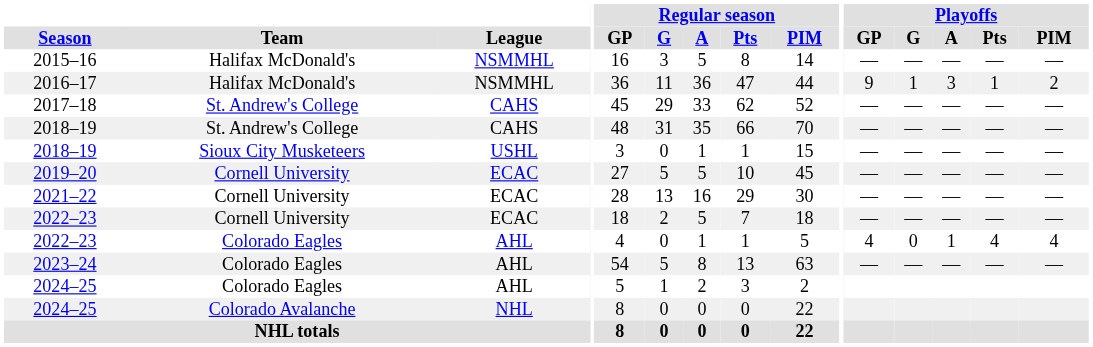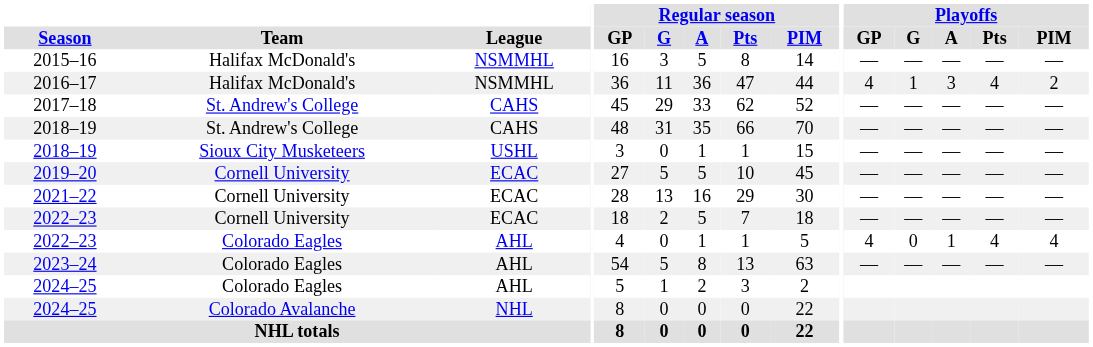(869, 83) 9 -> (869, 83) 4
(995, 83) 1 -> (995, 83) 4
